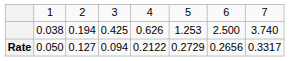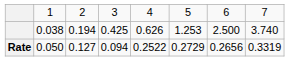(150, 47) 0.2122 -> (150, 47) 0.2522
(265, 47) 0.3317 -> (265, 47) 0.3319
